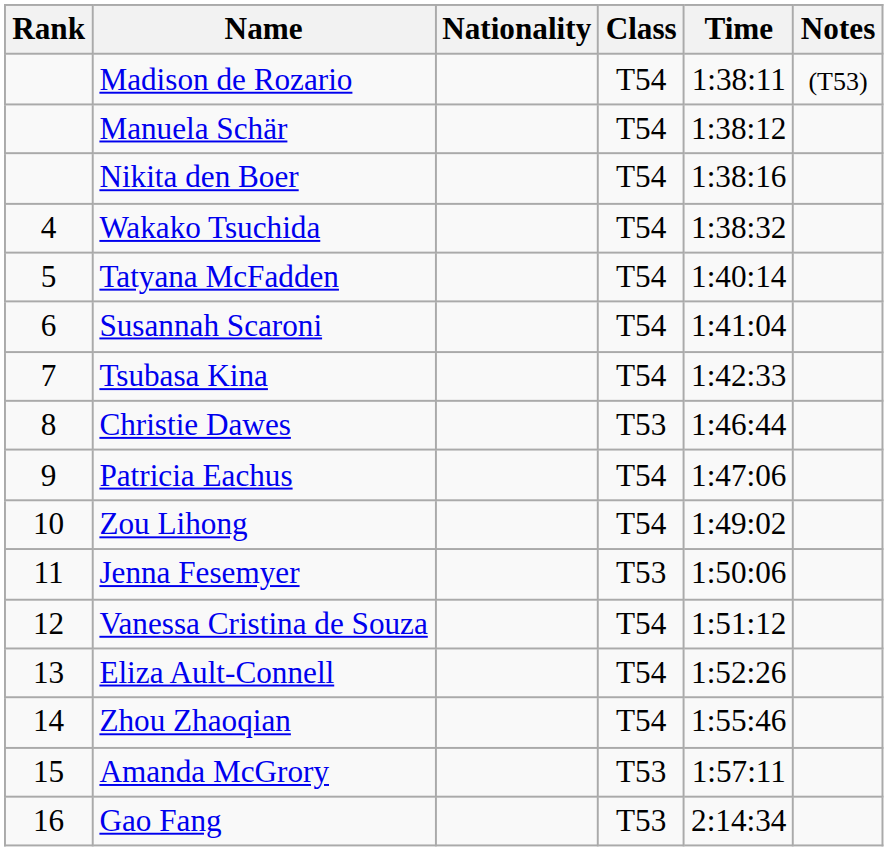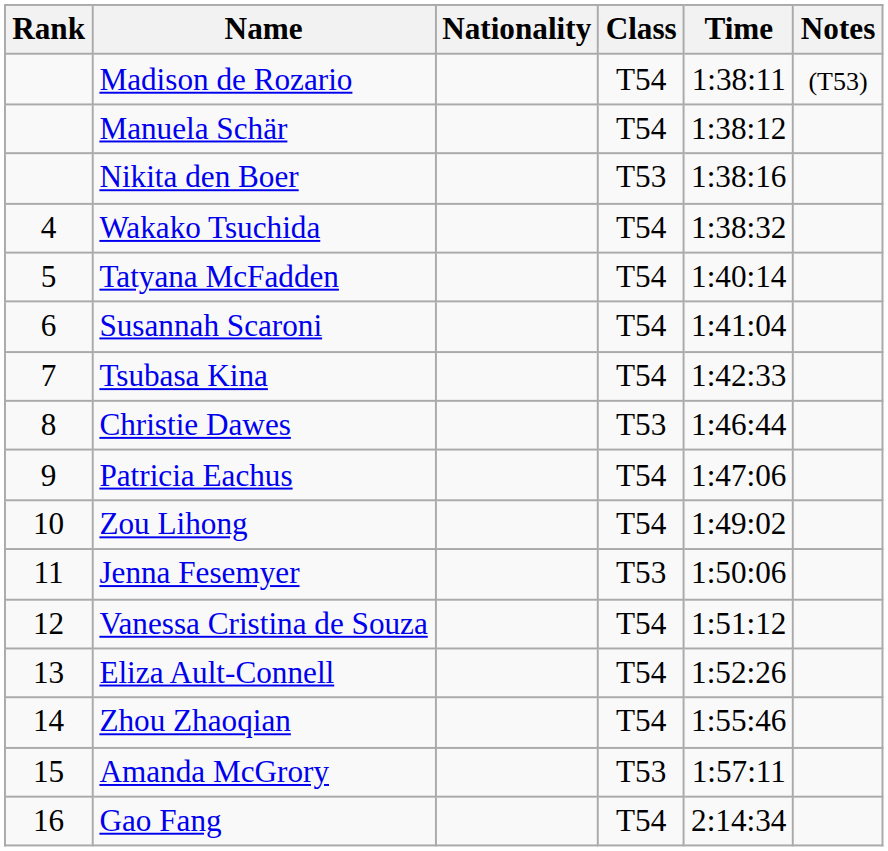(641, 177) T54 -> (641, 177) T53
(641, 820) T53 -> (641, 820) T54
